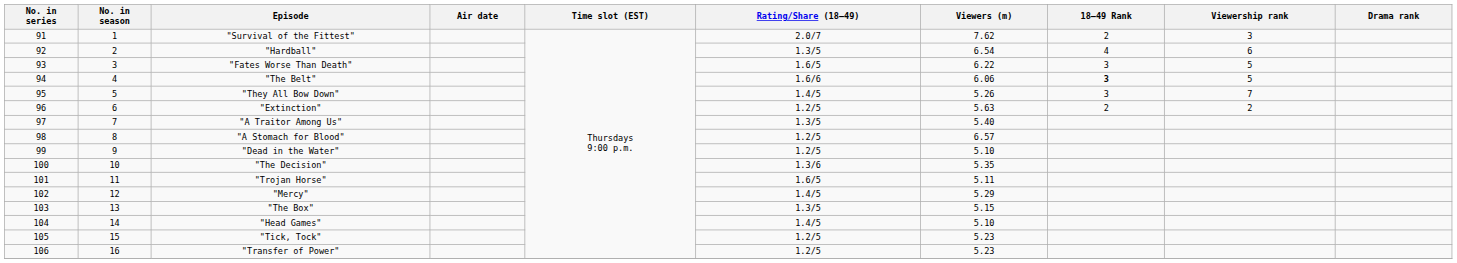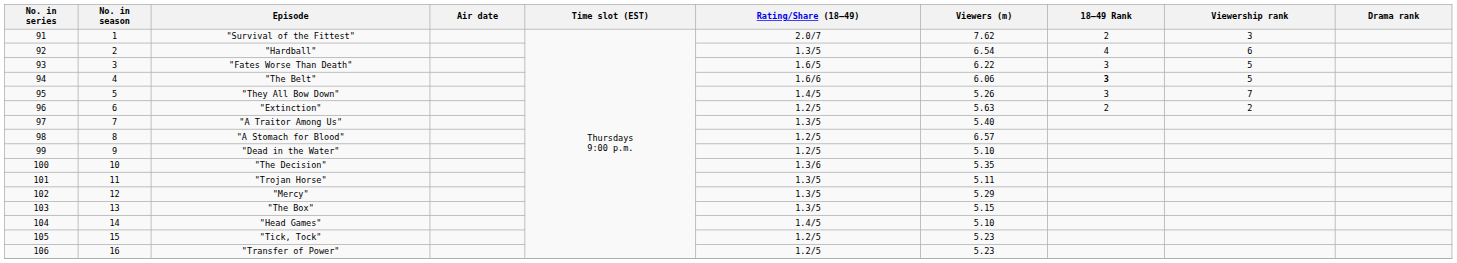(808, 179) 1.6/5 -> (808, 179) 1.3/5
(808, 194) 1.4/5 -> (808, 194) 1.3/5
